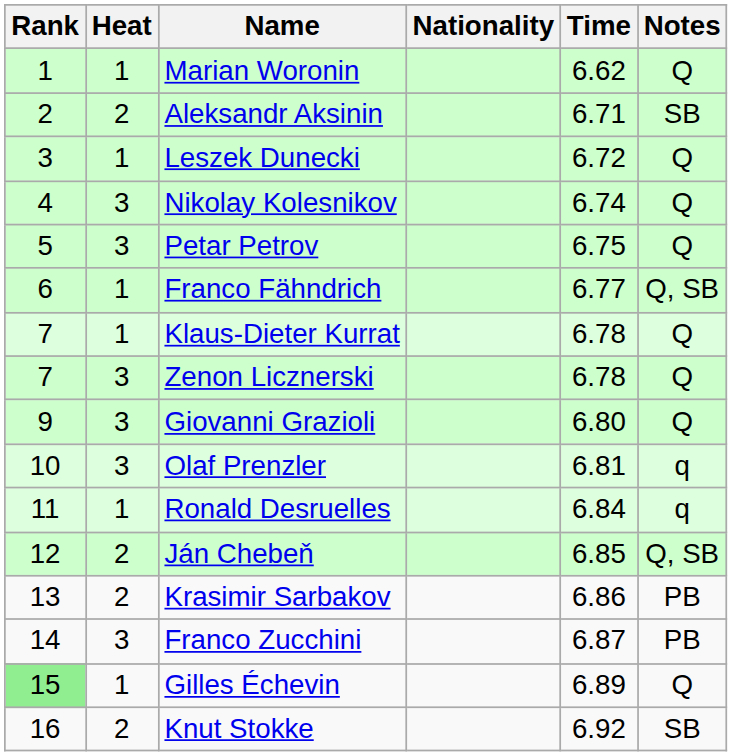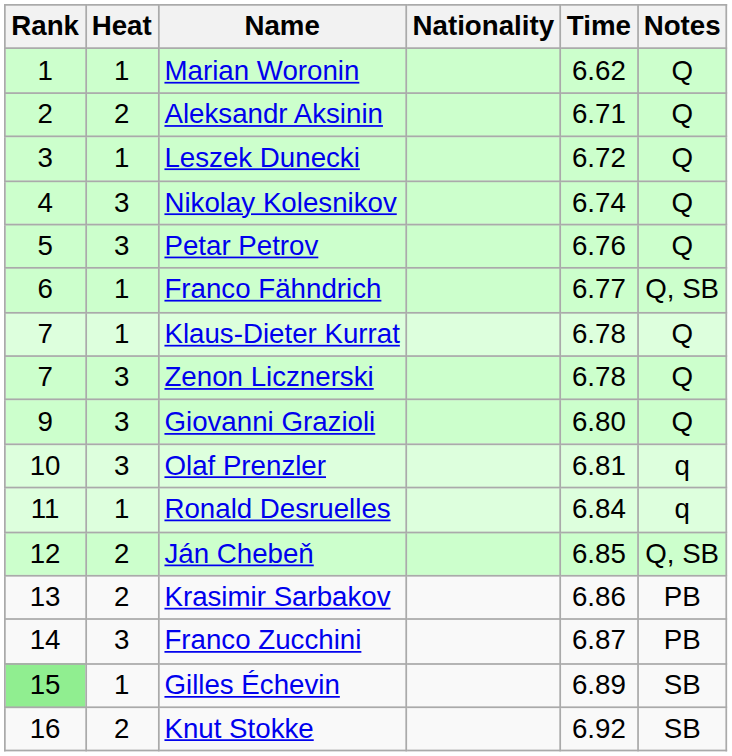(682, 114) SB -> (682, 114) Q
(599, 245) 6.75 -> (599, 245) 6.76
(682, 684) Q -> (682, 684) SB
